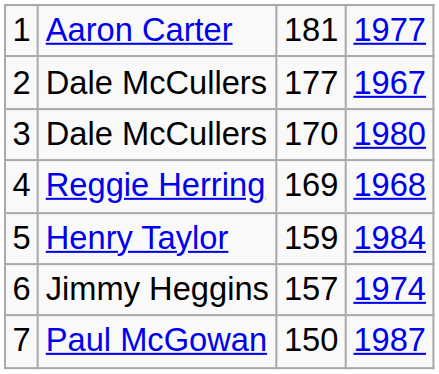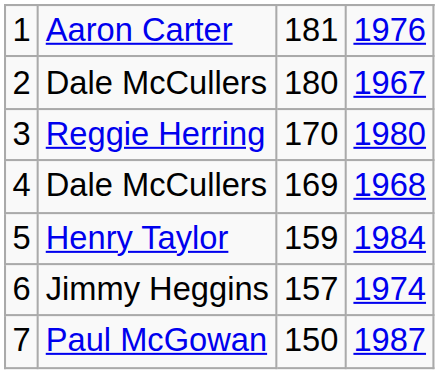(390, 30) 1977 -> (390, 30) 1976
(311, 82) 177 -> (311, 82) 180
(156, 133) Dale McCullers -> (156, 133) Reggie Herring
(156, 185) Reggie Herring -> (156, 185) Dale McCullers
